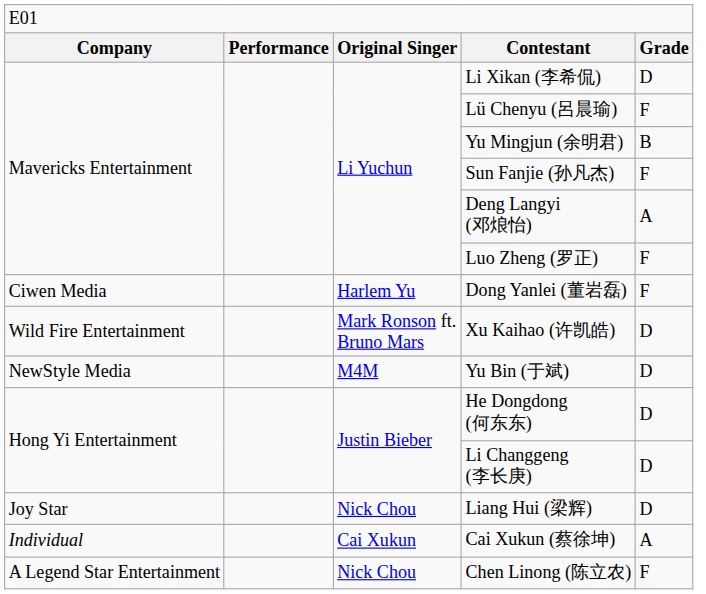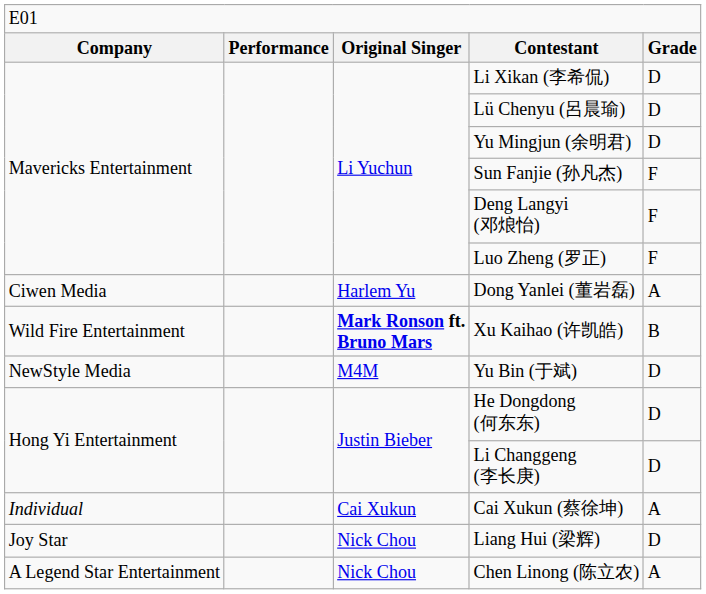(645, 109) F -> (654, 109) D
(646, 142) B -> (654, 142) D
(646, 216) A -> (653, 216) F
(645, 290) F -> (654, 290) A
(397, 331) normal -> (401, 331) bold
(646, 331) D -> (654, 331) B
rows swapped: (529, 507) <-> (540, 540)
(645, 572) F -> (654, 572) A
